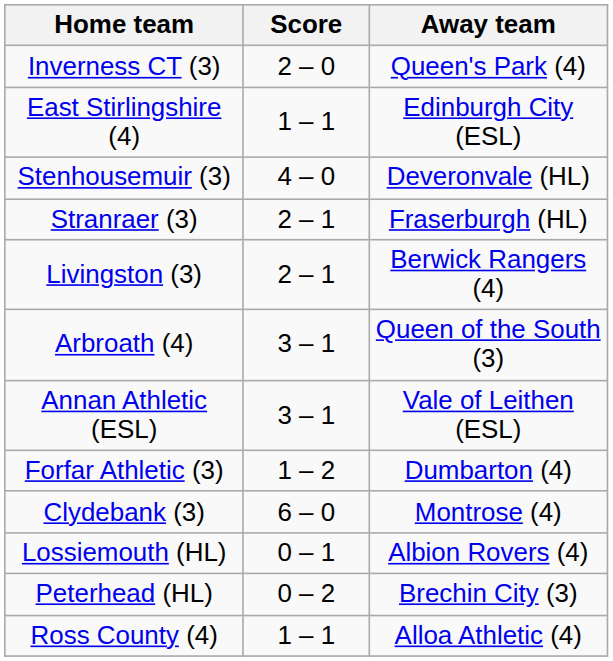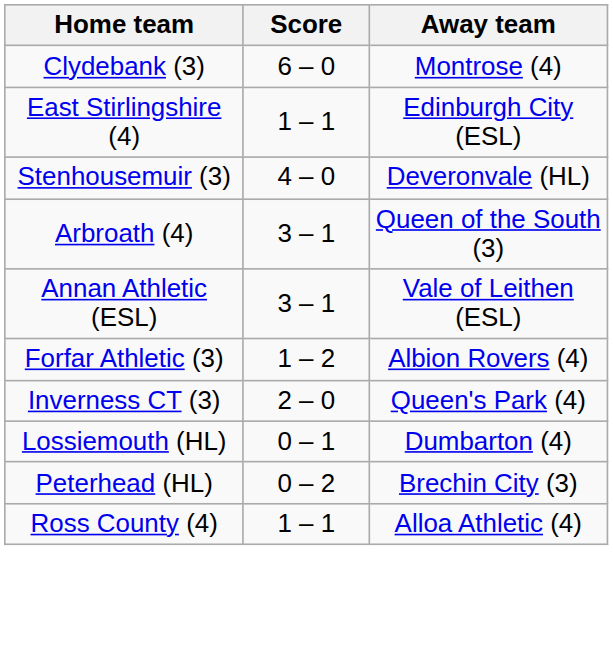rows swapped: (124, 511) <-> (124, 66)
- row: (124, 218)
- row: (124, 274)
(488, 470) Dumbarton (4) -> (488, 359) Albion Rovers (4)
(488, 552) Albion Rovers (4) -> (488, 441) Dumbarton (4)
